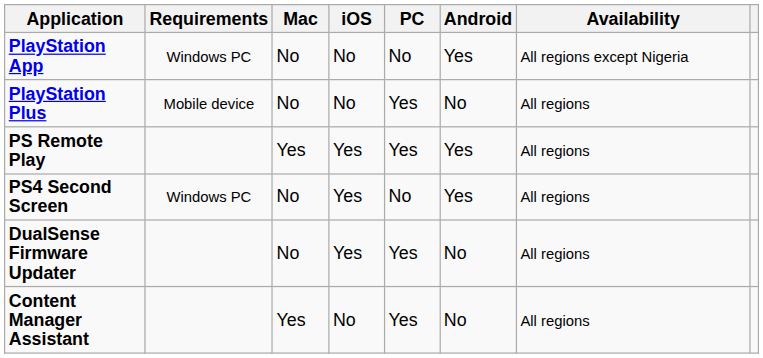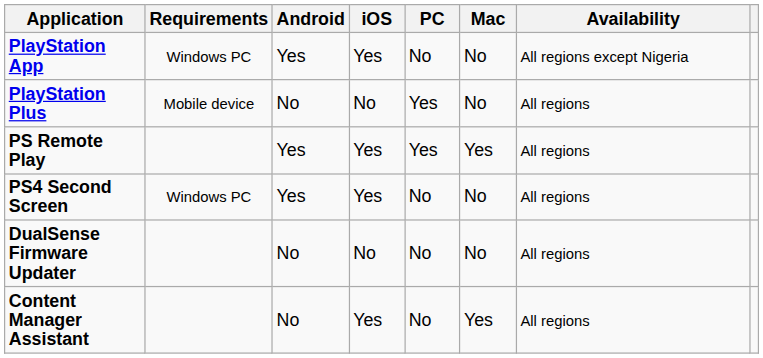columns swapped: (478, 18) <-> (301, 18)
(344, 56) No -> (368, 56) Yes
(348, 253) Yes -> (365, 253) No
(403, 253) Yes -> (420, 253) No
(344, 320) No -> (368, 320) Yes
(403, 320) Yes -> (420, 320) No
